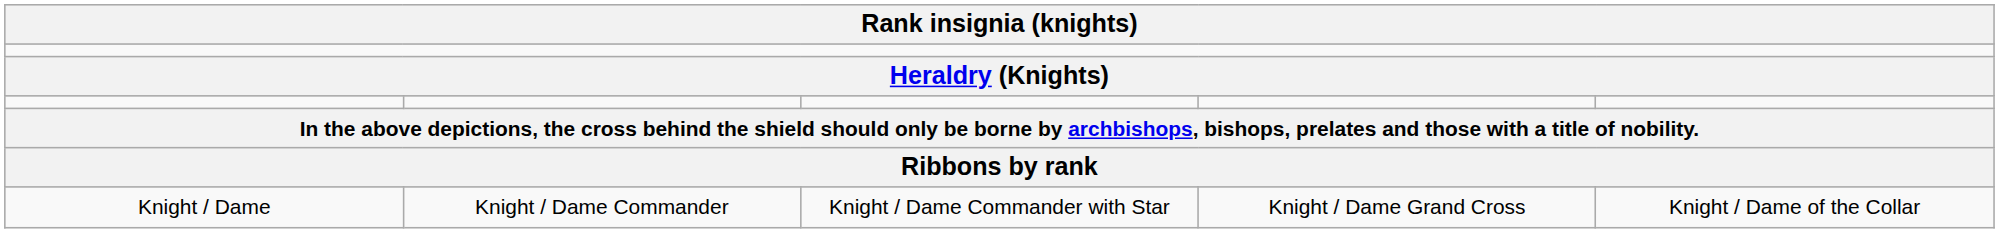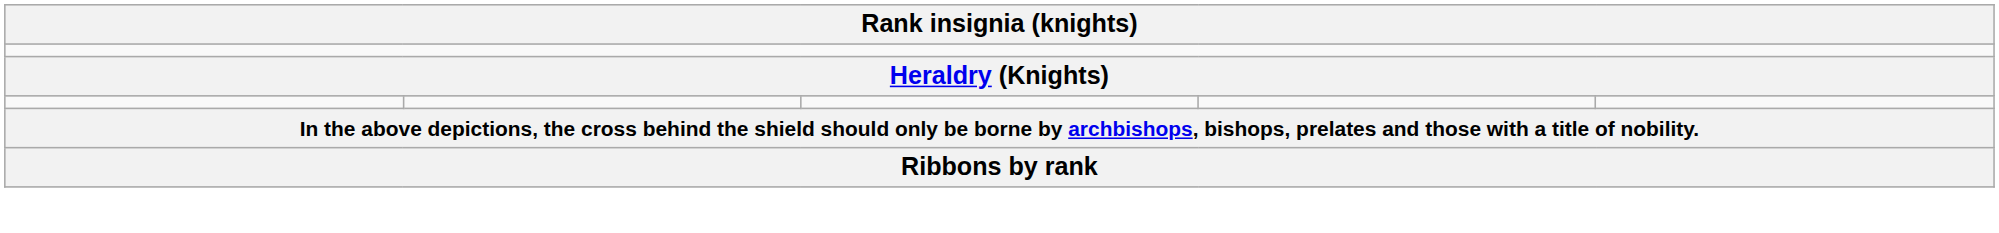- row: (204, 208)
